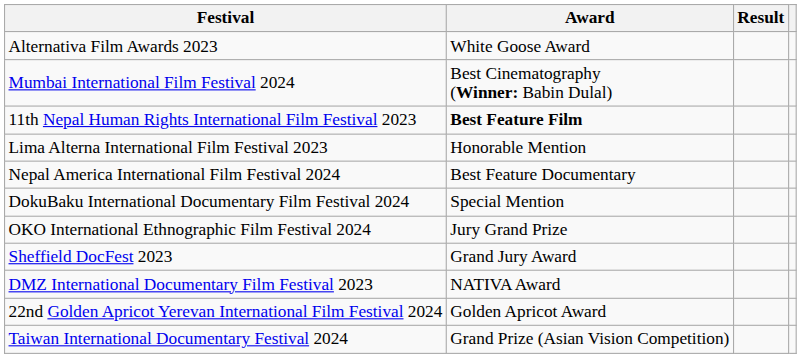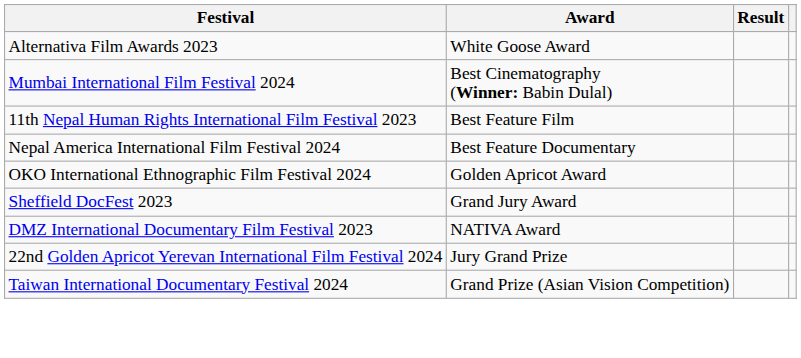(516, 119) bold -> (512, 119) normal
- row: (168, 147)
- row: (209, 202)
(509, 229) Jury Grand Prize -> (528, 174) Golden Apricot Award
(528, 311) Golden Apricot Award -> (509, 256) Jury Grand Prize
